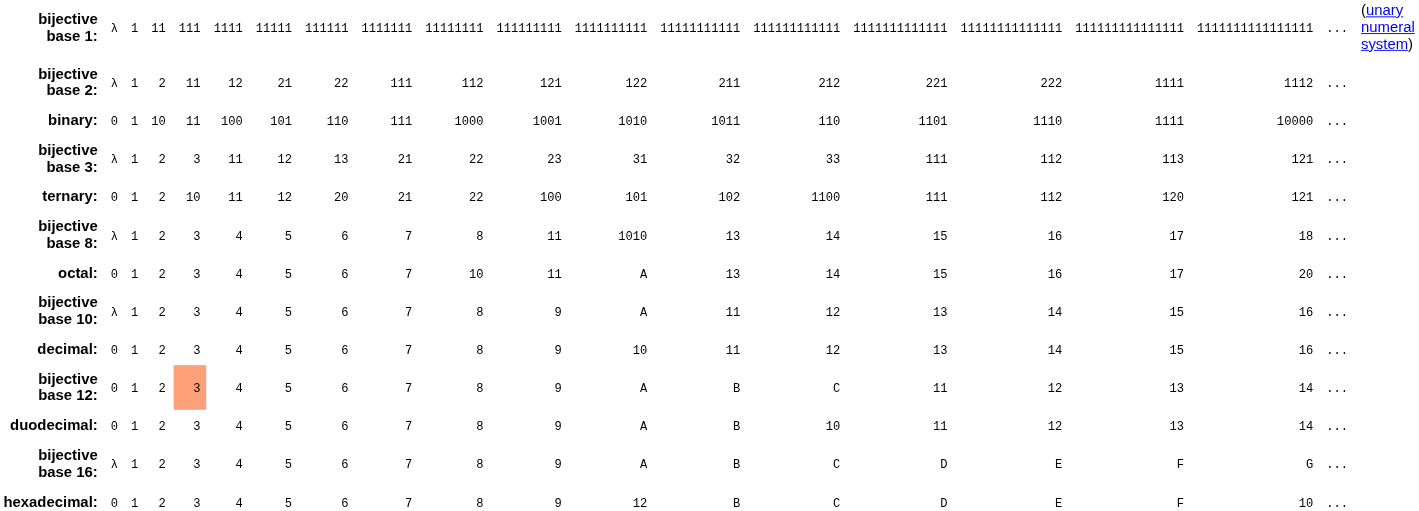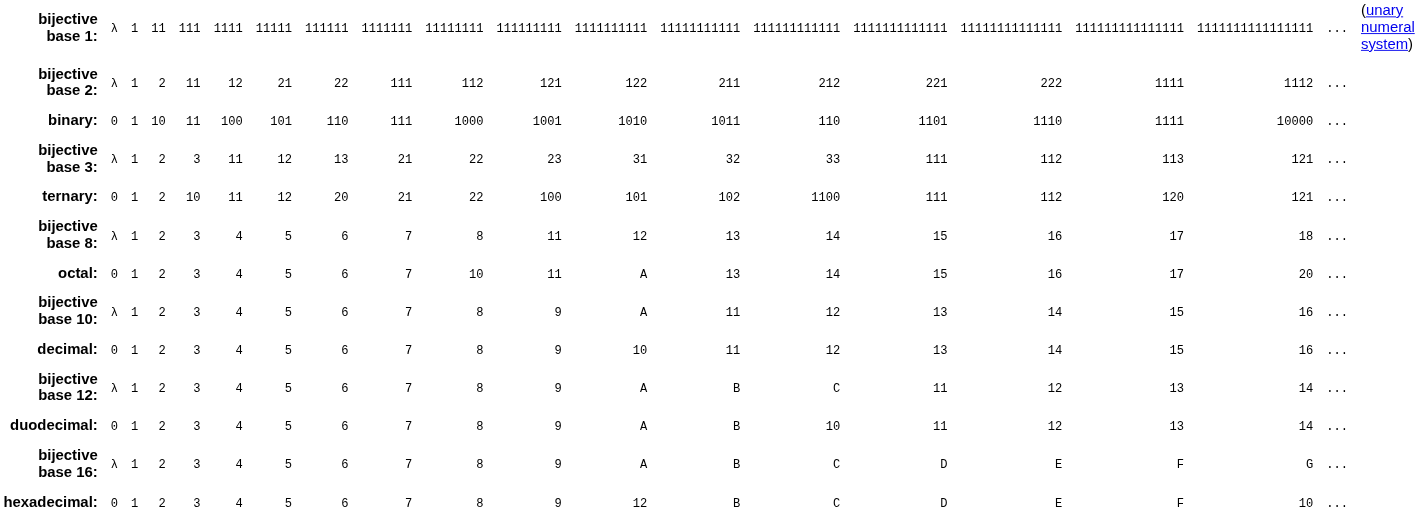(633, 236) 1010 -> (640, 236) 12
(114, 389) 0 -> (114, 389) λ
(197, 389) lightsalmon background -> (197, 389) no background
